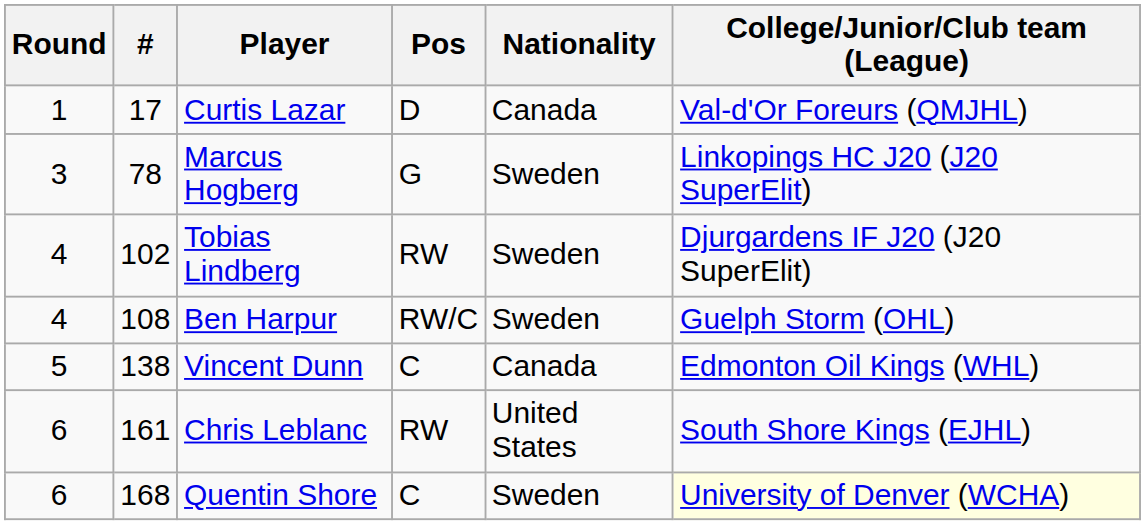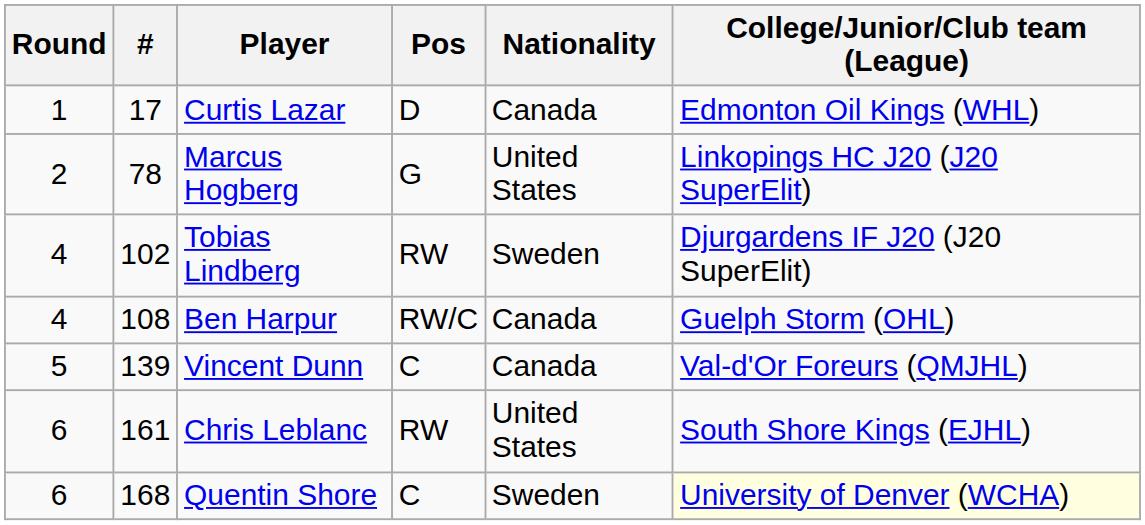(854, 109) Val-d'Or Foreurs (QMJHL) -> (860, 109) Edmonton Oil Kings (WHL)
(59, 173) 3 -> (59, 173) 2
(546, 173) Sweden -> (535, 173) United States
(546, 319) Sweden -> (544, 319) Canada
(145, 366) 138 -> (145, 366) 139
(860, 366) Edmonton Oil Kings (WHL) -> (854, 366) Val-d'Or Foreurs (QMJHL)
